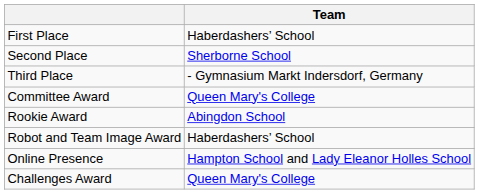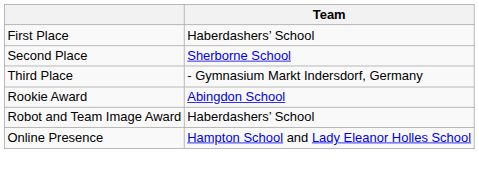- row: (58, 96)
- row: (60, 179)
